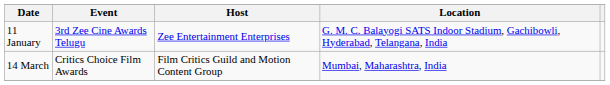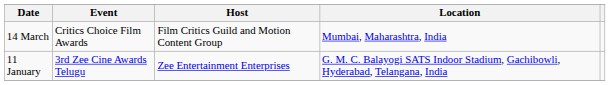rows swapped: (24, 36) <-> (28, 65)
